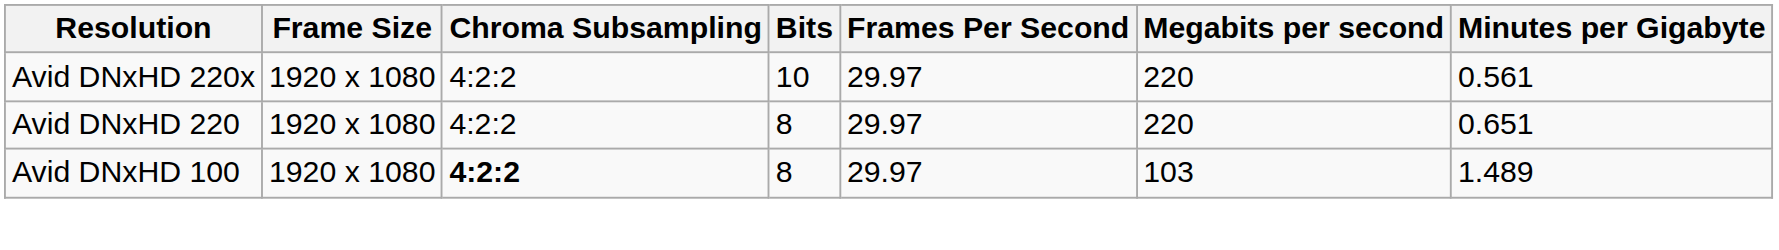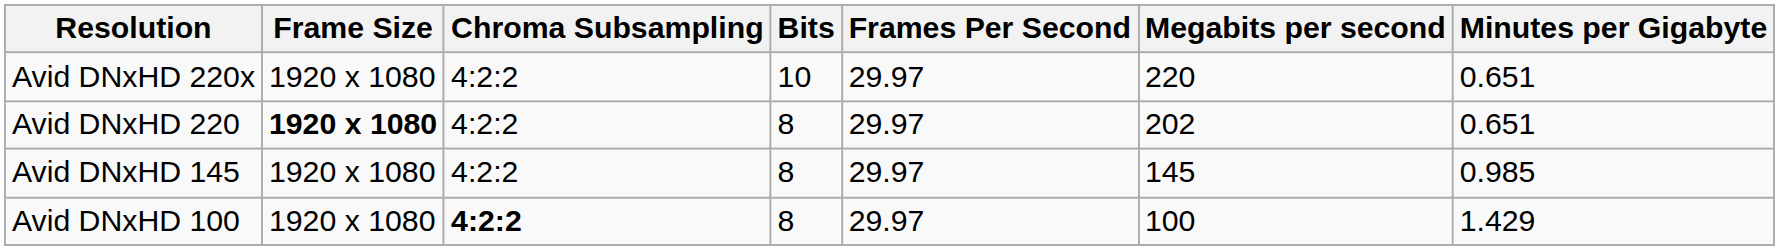(1496, 76) 0.561 -> (1498, 76) 0.651
(352, 124) normal -> (353, 124) bold
(1168, 124) 220 -> (1170, 124) 202
+ row: (126, 172)
(1168, 172) 103 -> (1170, 220) 100
(1496, 172) 1.489 -> (1498, 220) 1.429
